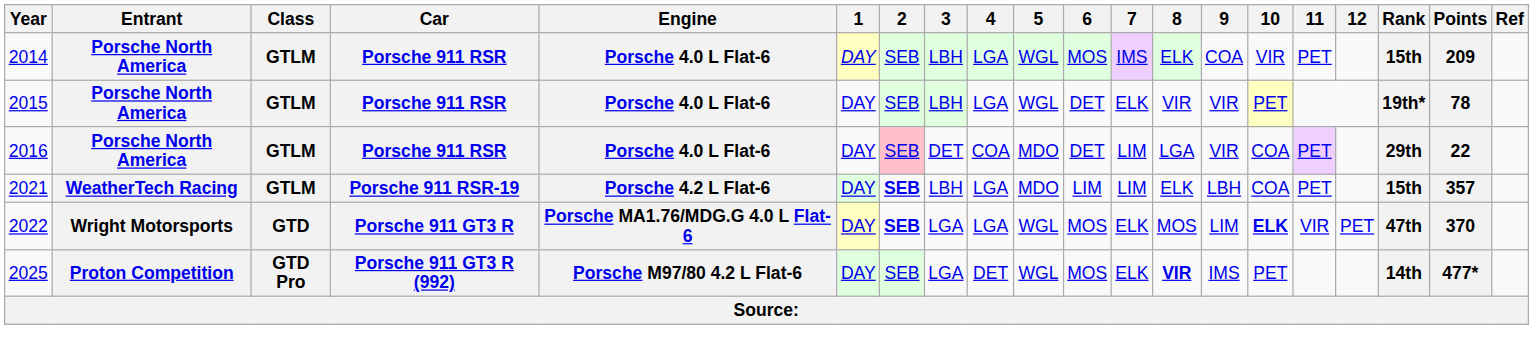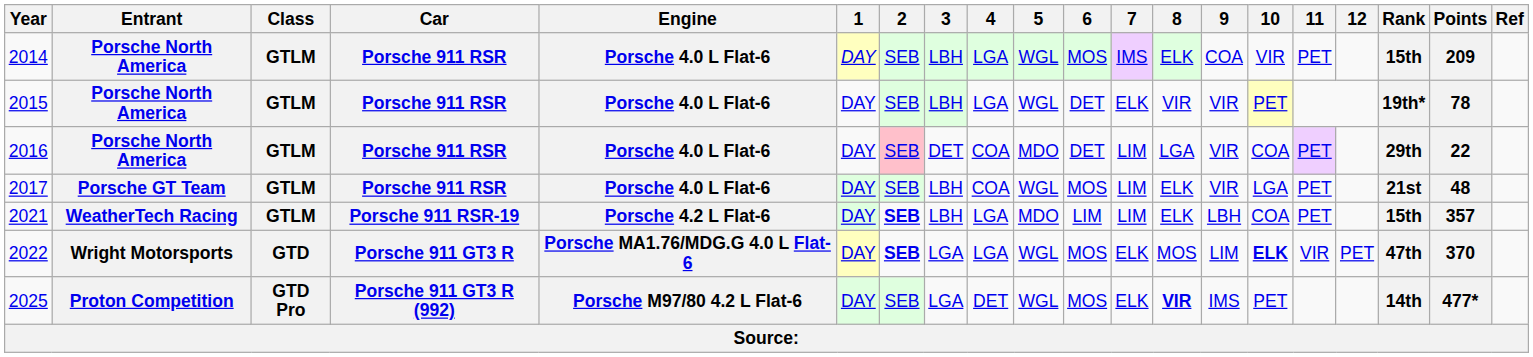+ row: (28, 188)
